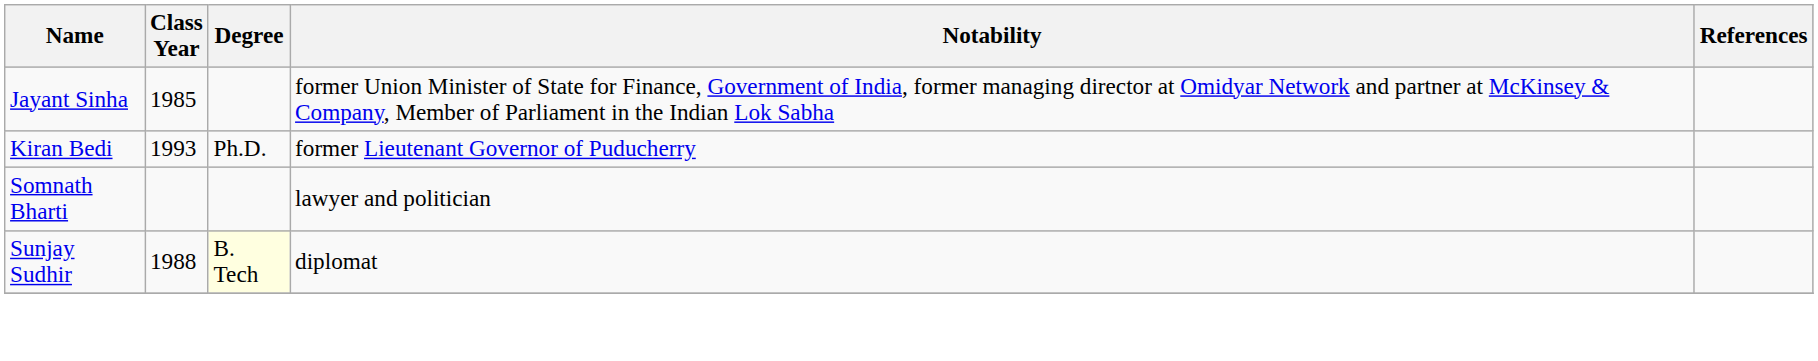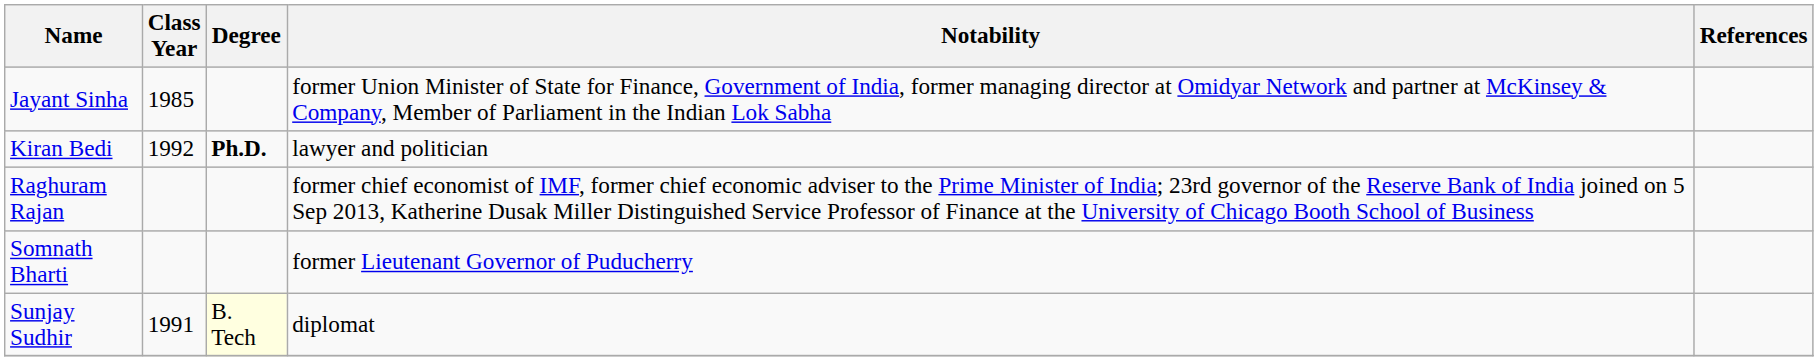(173, 148) 1993 -> (171, 148) 1992
(240, 148) normal -> (239, 148) bold
(495, 148) former Lieutenant Governor of Puducherry -> (390, 148) lawyer and politician
+ row: (58, 198)
(393, 198) lawyer and politician -> (493, 261) former Lieutenant Governor of Puducherry
(173, 261) 1988 -> (171, 324) 1991
